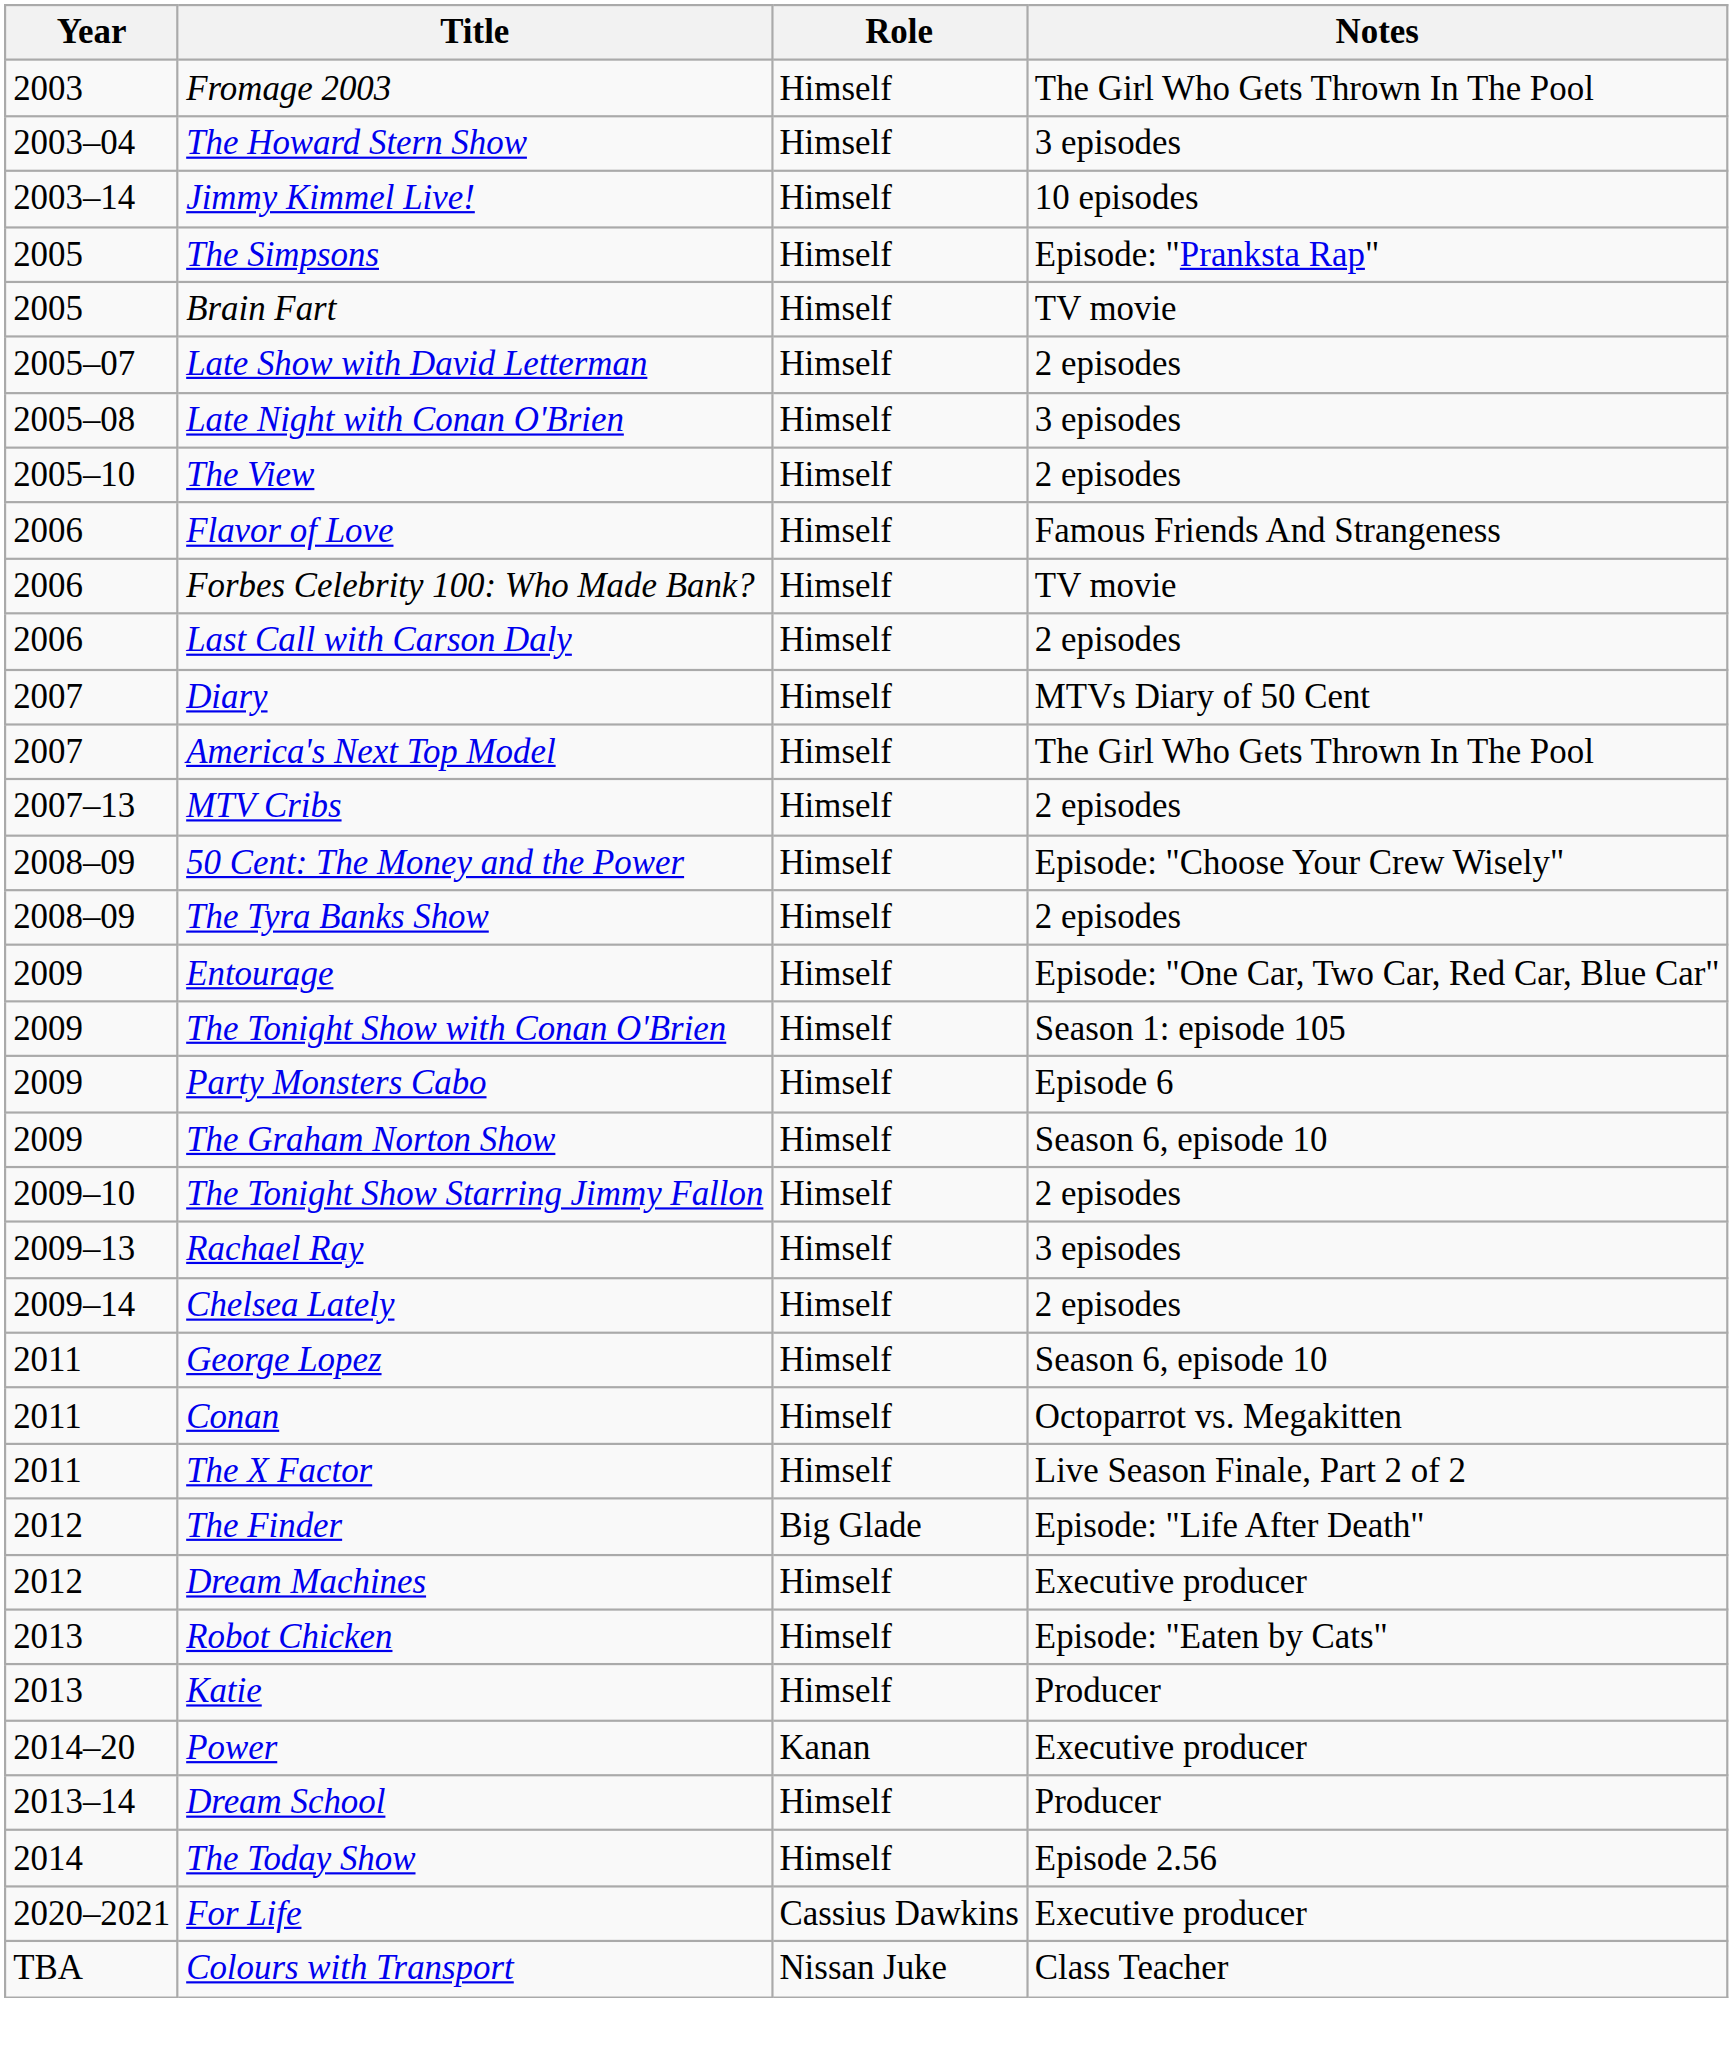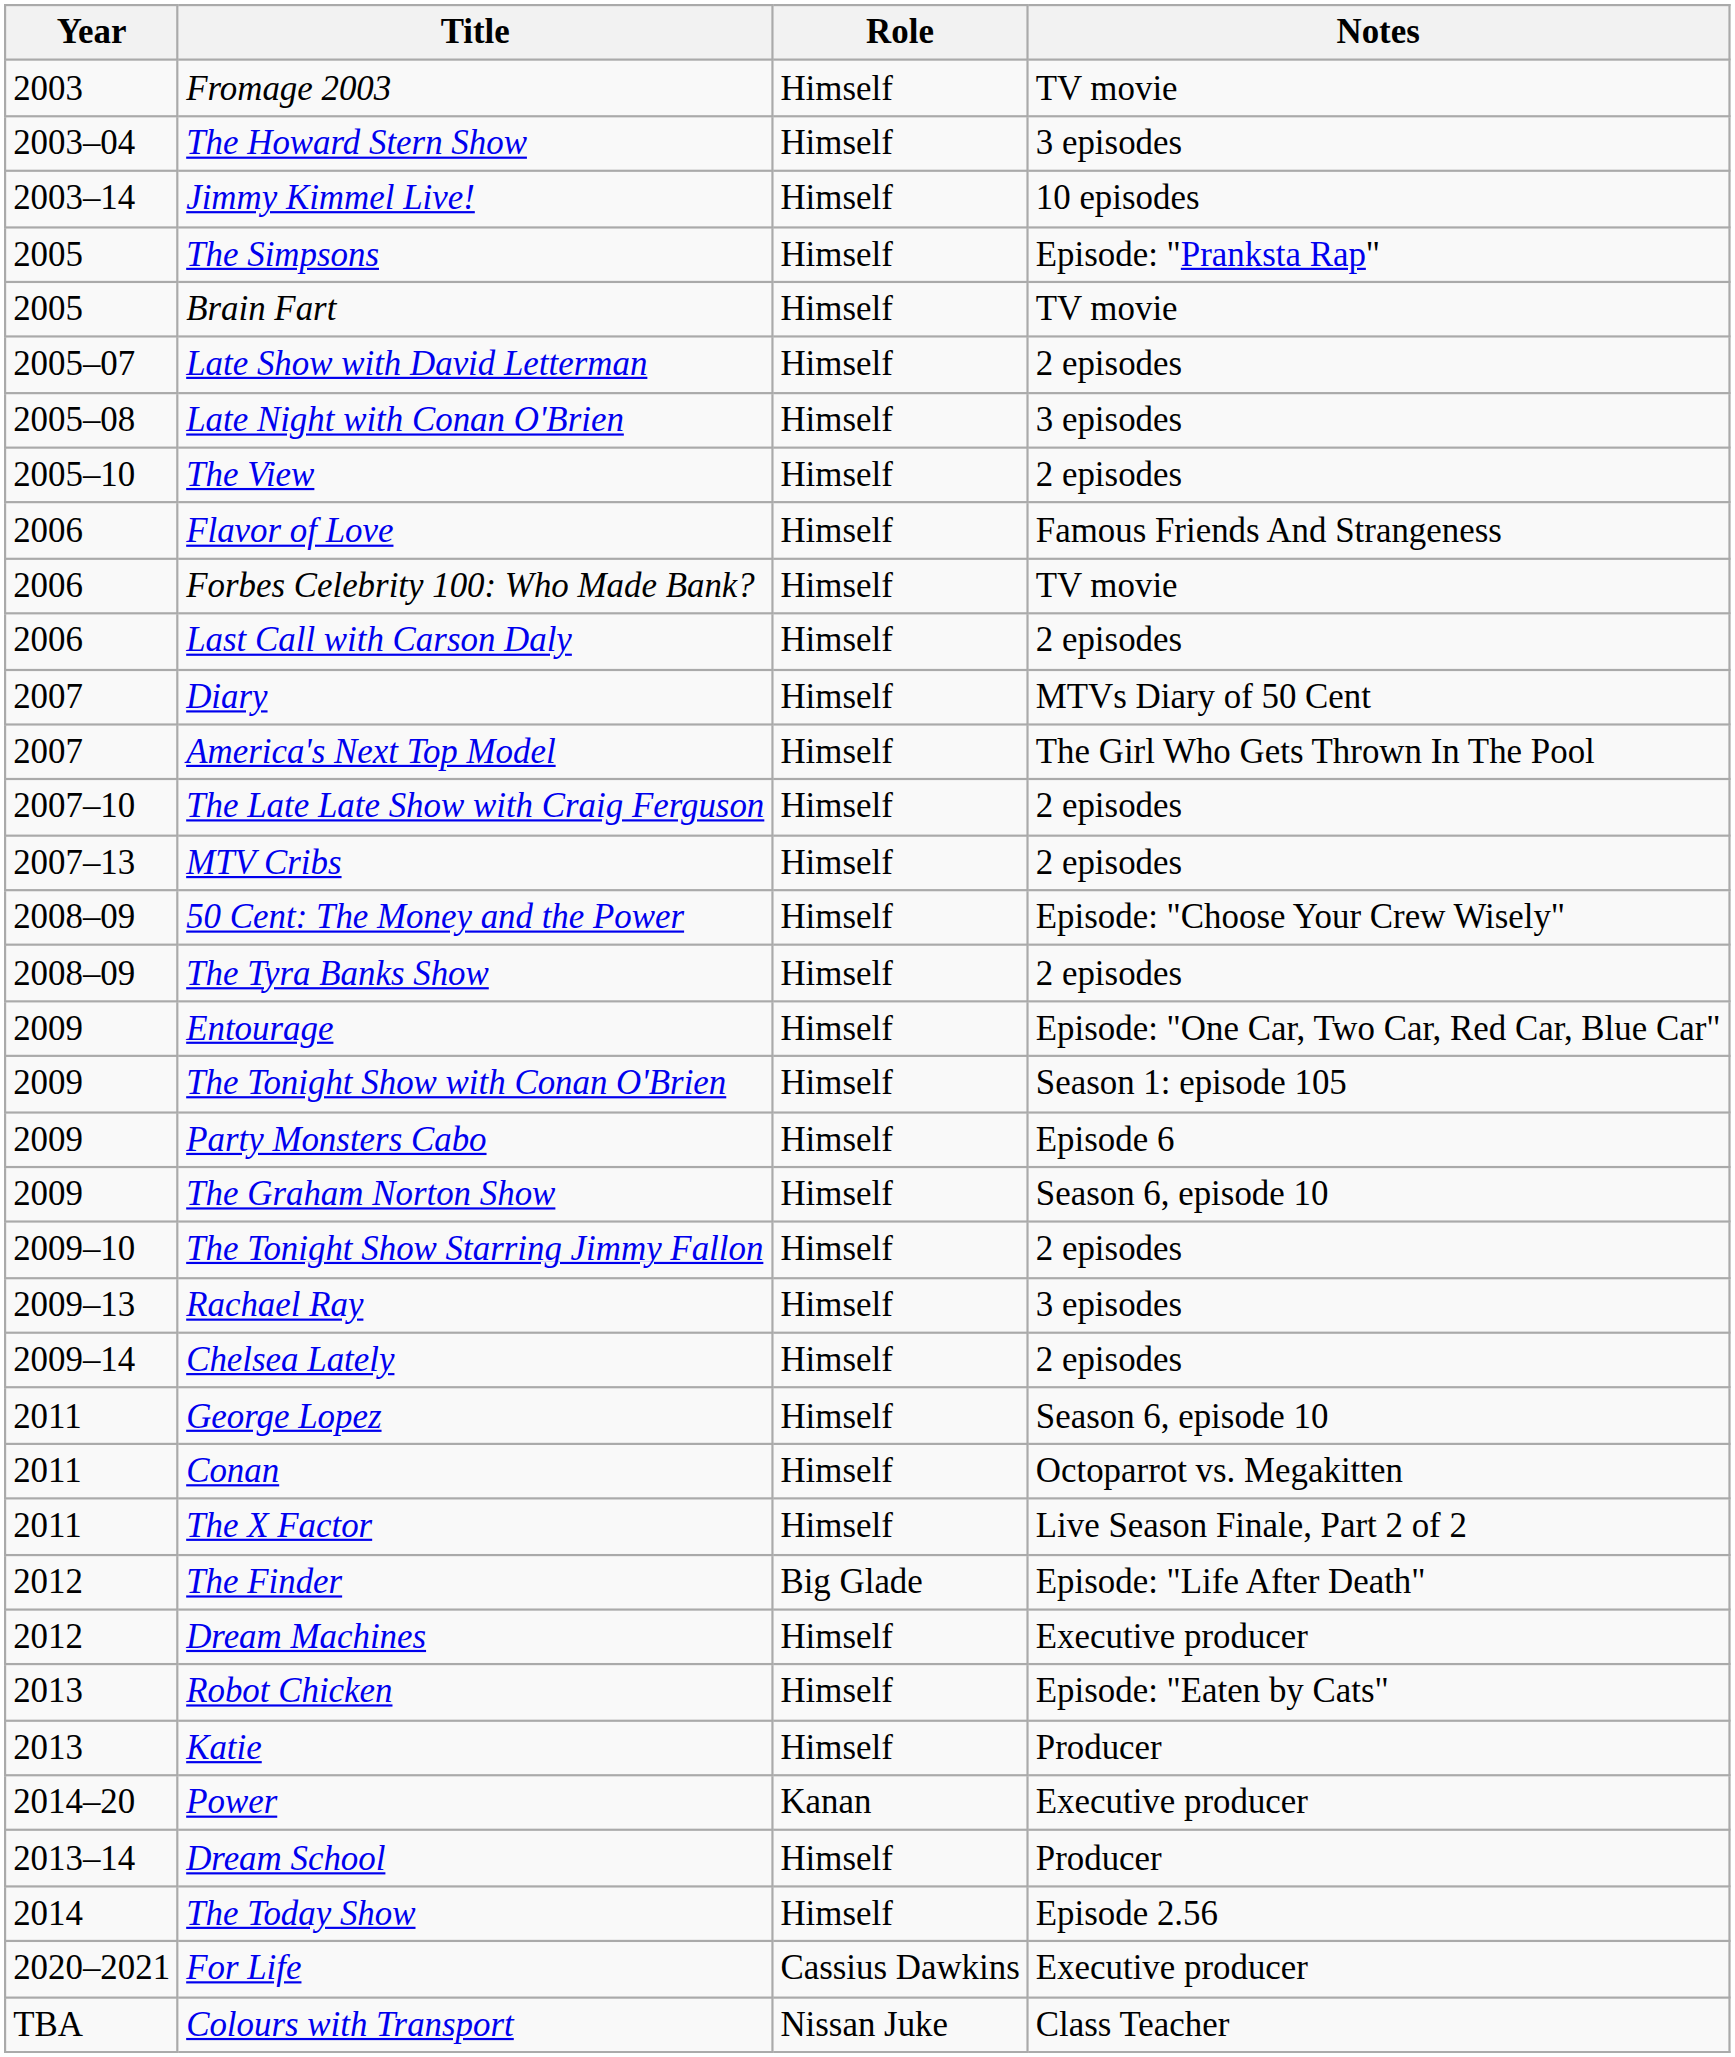(1314, 87) The Girl Who Gets Thrown In The Pool -> (1107, 87) TV movie
+ row: (475, 806)
